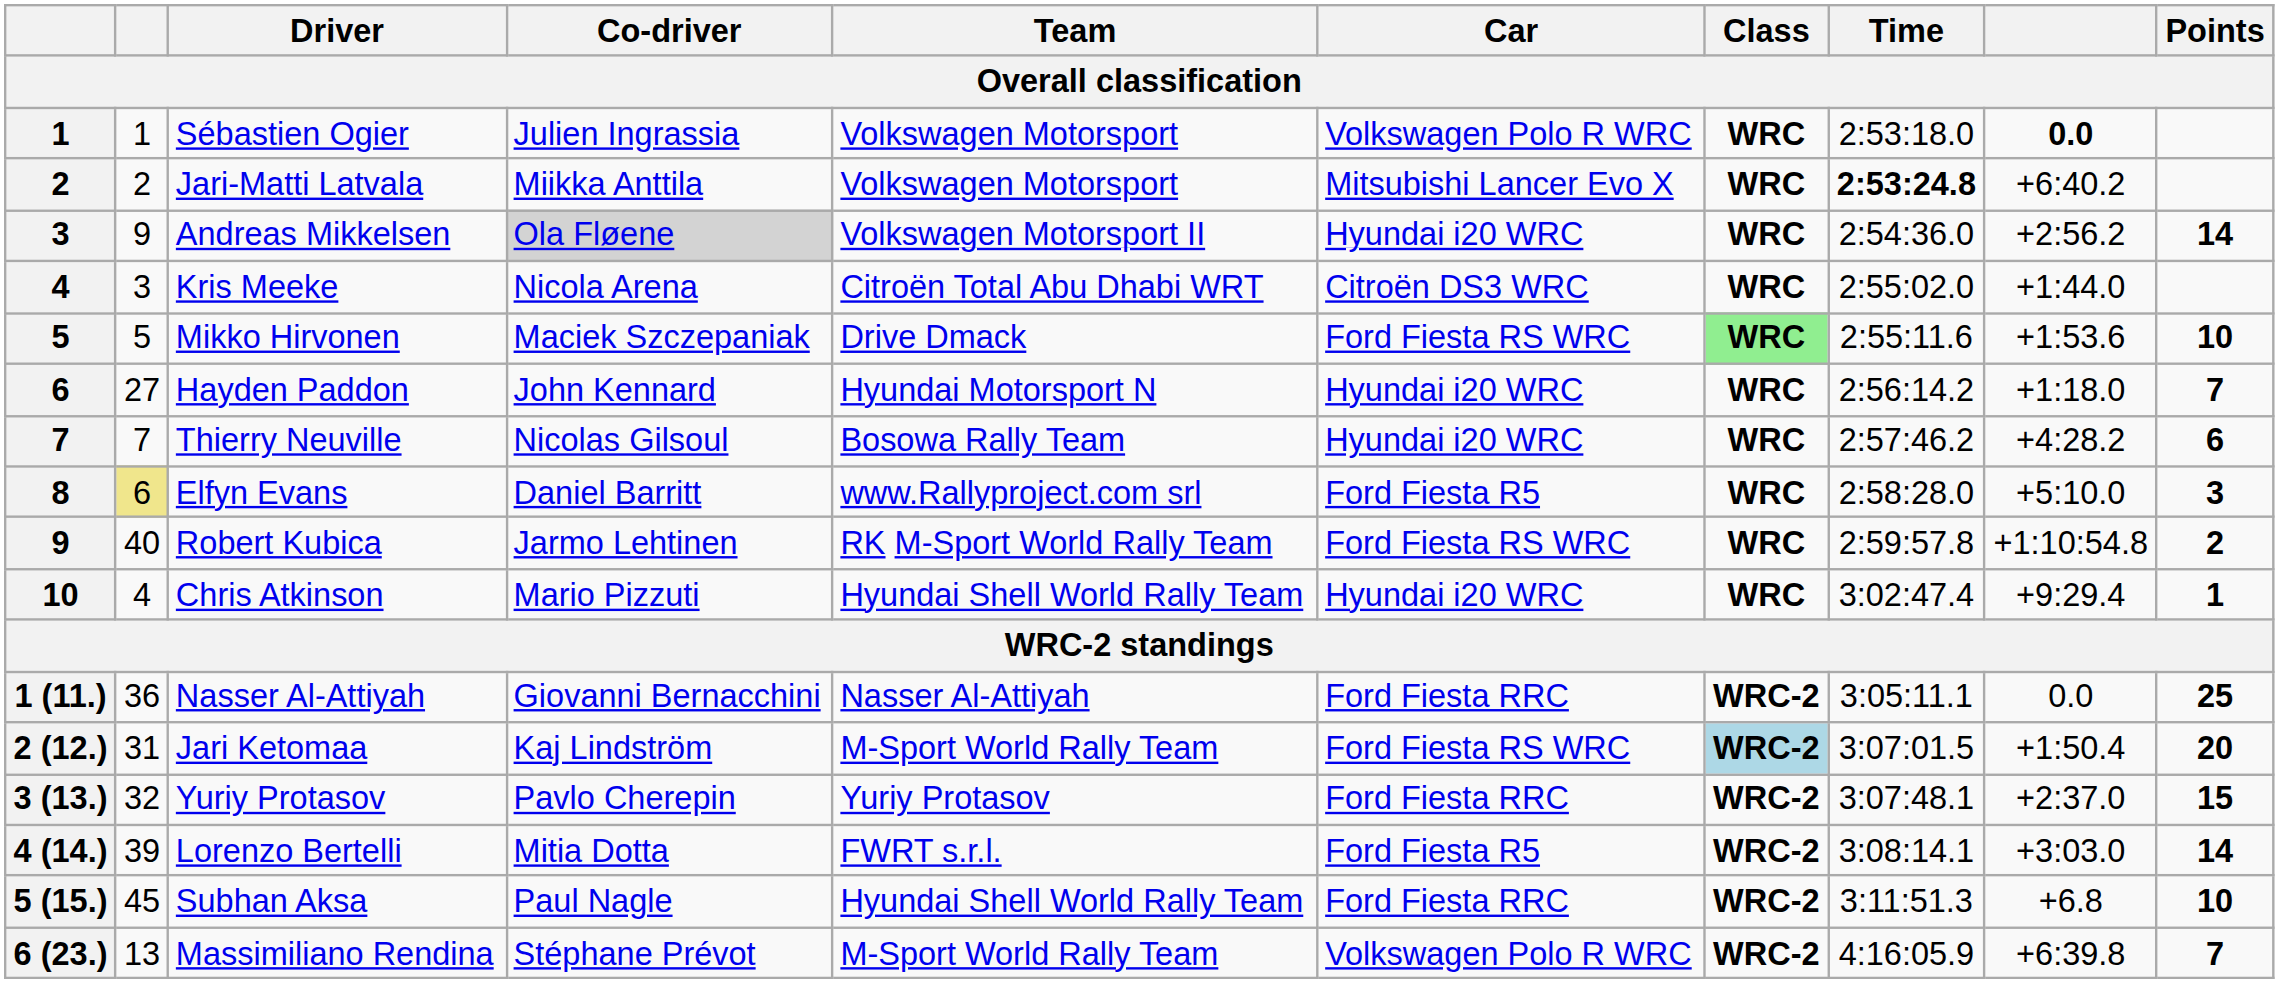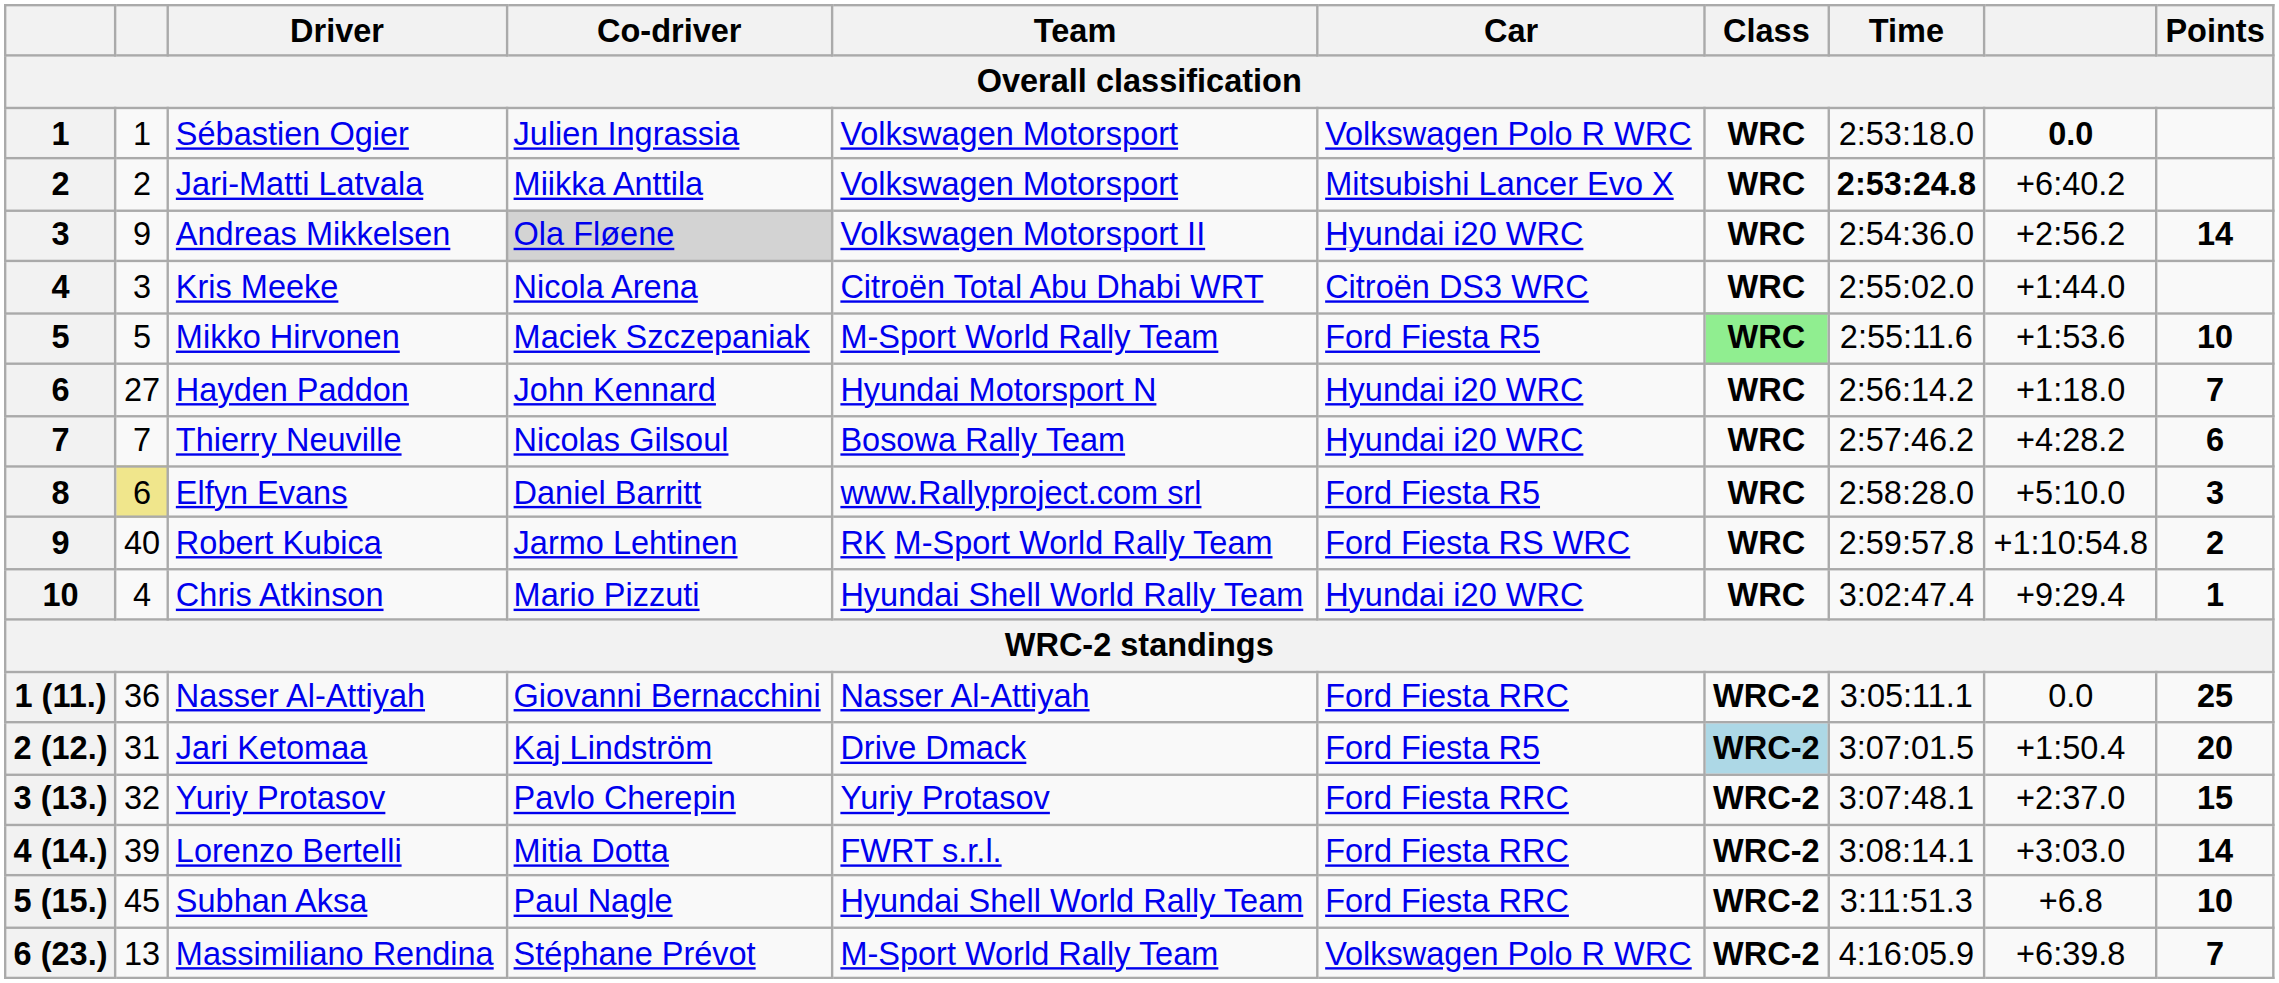(933, 338) Drive Dmack -> (1029, 338) M-Sport World Rally Team
(1478, 338) Ford Fiesta RS WRC -> (1433, 338) Ford Fiesta R5
(1029, 748) M-Sport World Rally Team -> (933, 748) Drive Dmack
(1478, 748) Ford Fiesta RS WRC -> (1433, 748) Ford Fiesta R5
(1433, 850) Ford Fiesta R5 -> (1447, 850) Ford Fiesta RRC
